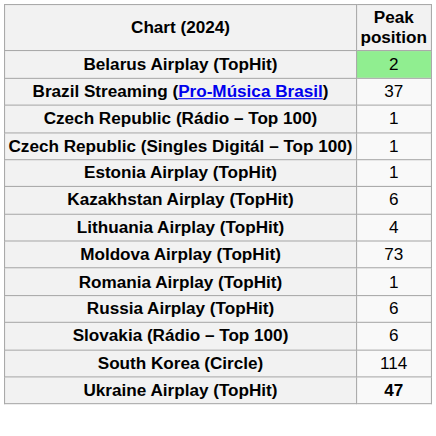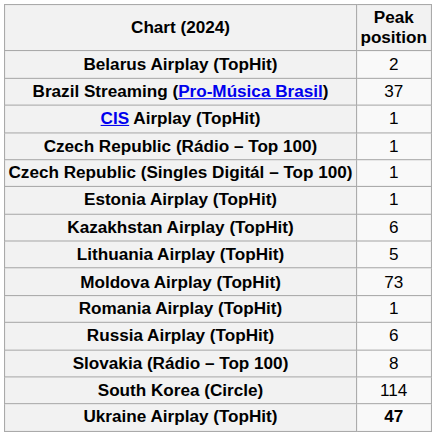(394, 64) lightgreen background -> (394, 64) no background
+ row: (181, 118)
(394, 227) 4 -> (394, 254) 5
(394, 335) 6 -> (394, 363) 8
